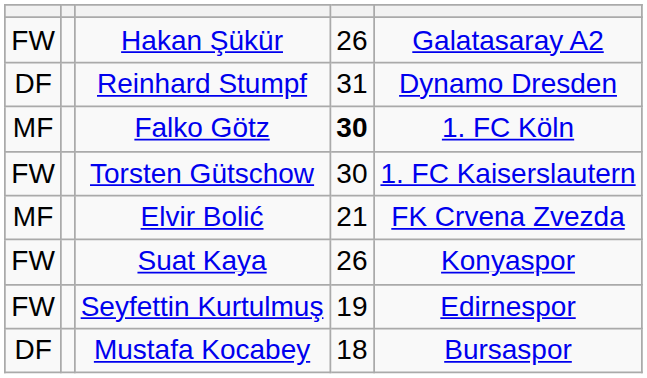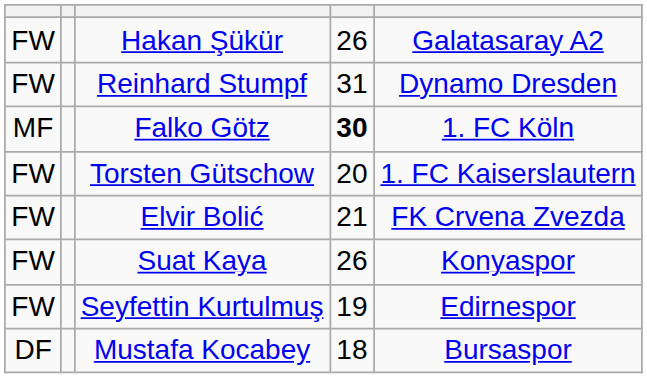(33, 84) DF -> (33, 84) FW
(352, 172) 30 -> (352, 172) 20
(33, 217) MF -> (33, 217) FW
